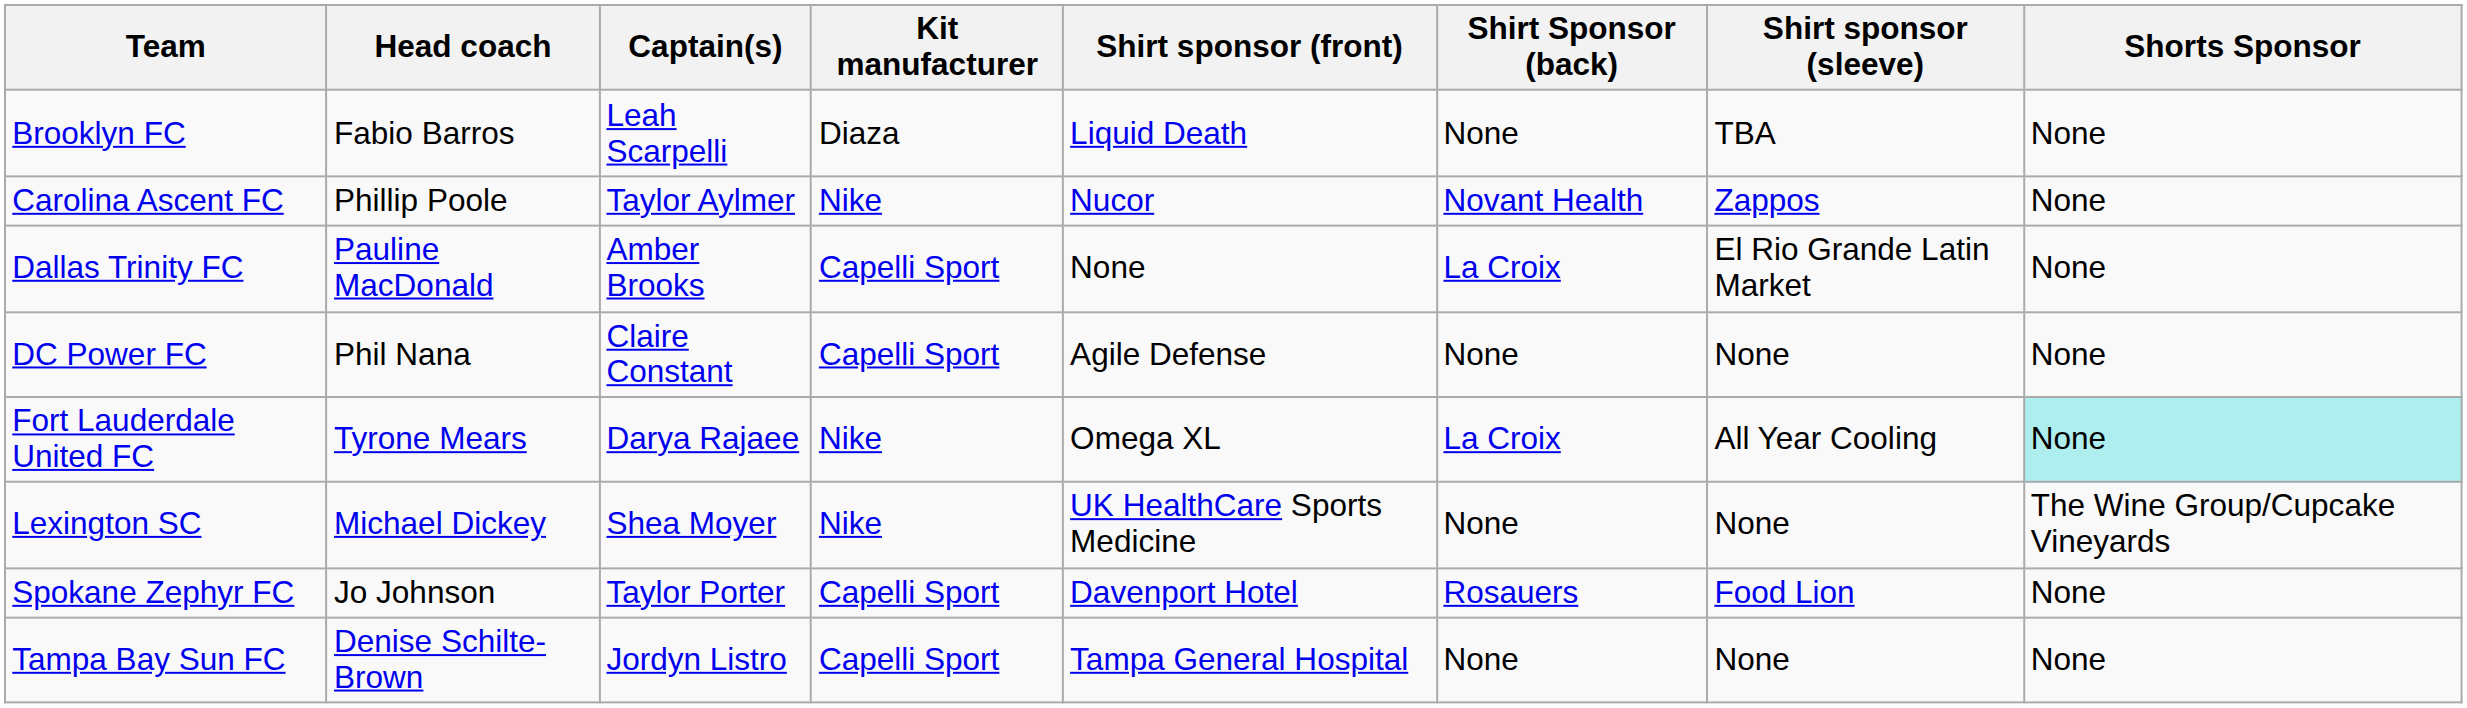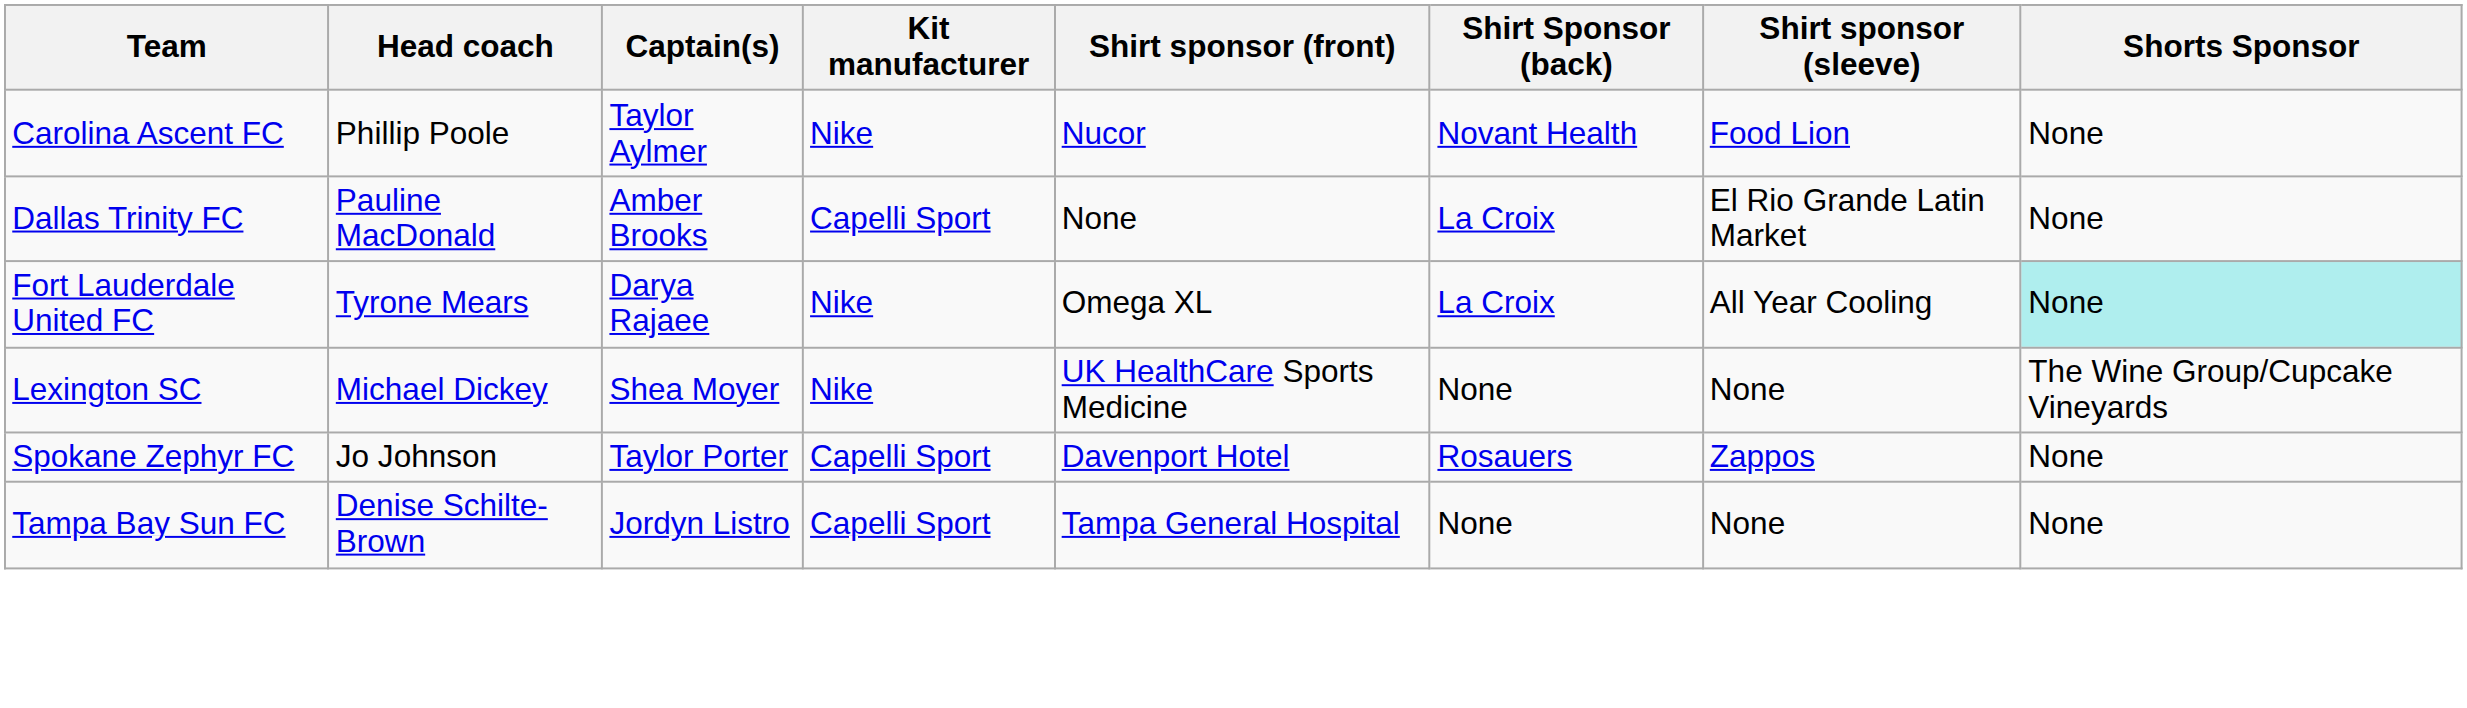- row: (99, 132)
(1767, 200) Zappos -> (1780, 132) Food Lion
- row: (109, 353)
(1784, 592) Food Lion -> (1762, 456) Zappos
